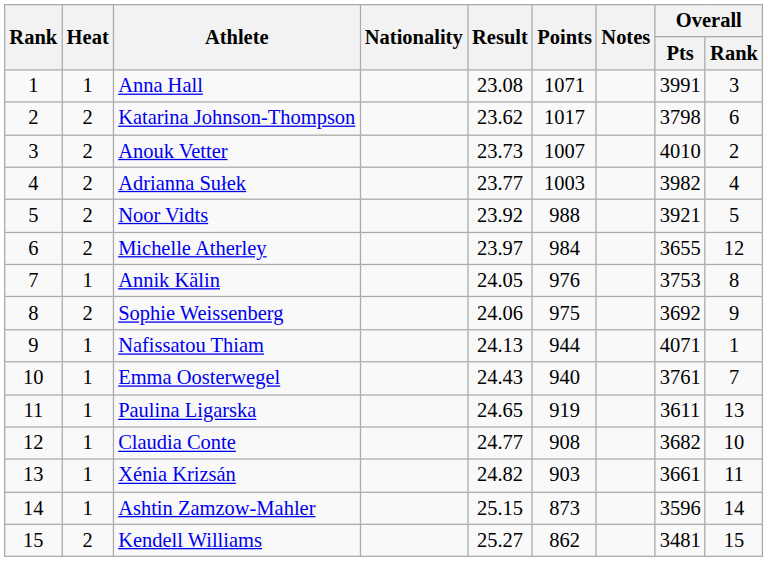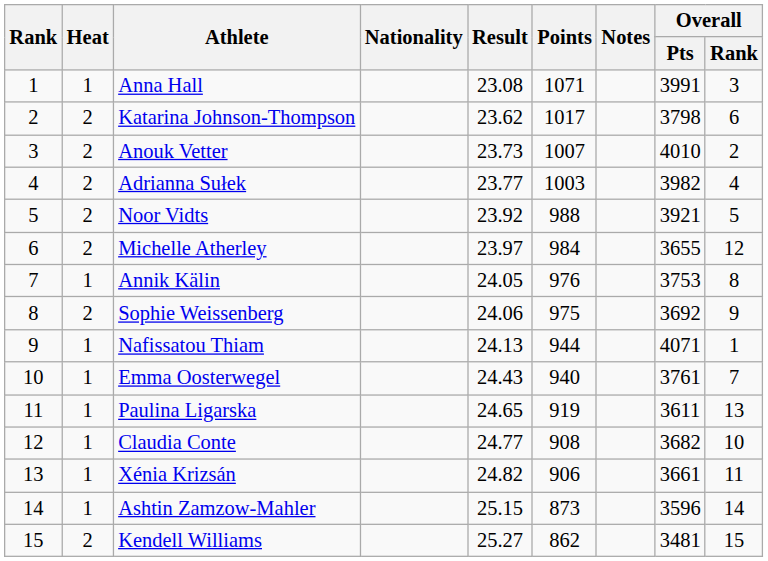(565, 475) 903 -> (565, 475) 906
